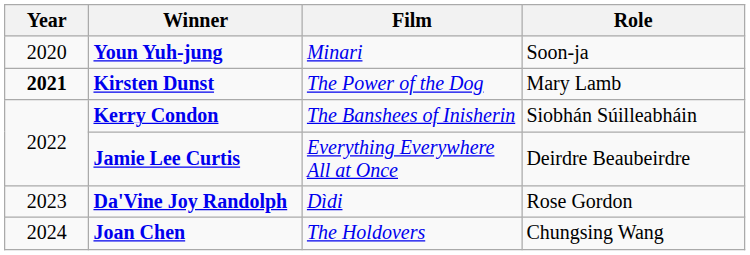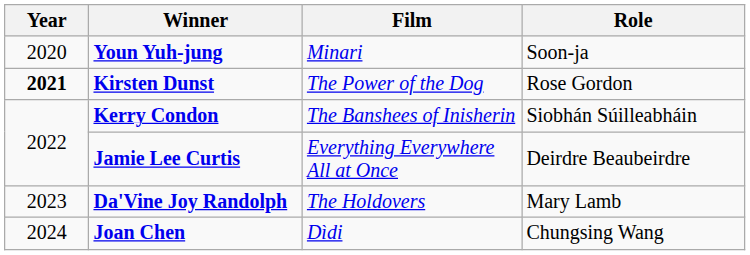(574, 83) Mary Lamb -> (579, 83) Rose Gordon
(325, 201) Dìdi -> (366, 201) The Holdovers
(579, 201) Rose Gordon -> (574, 201) Mary Lamb
(366, 233) The Holdovers -> (325, 233) Dìdi
